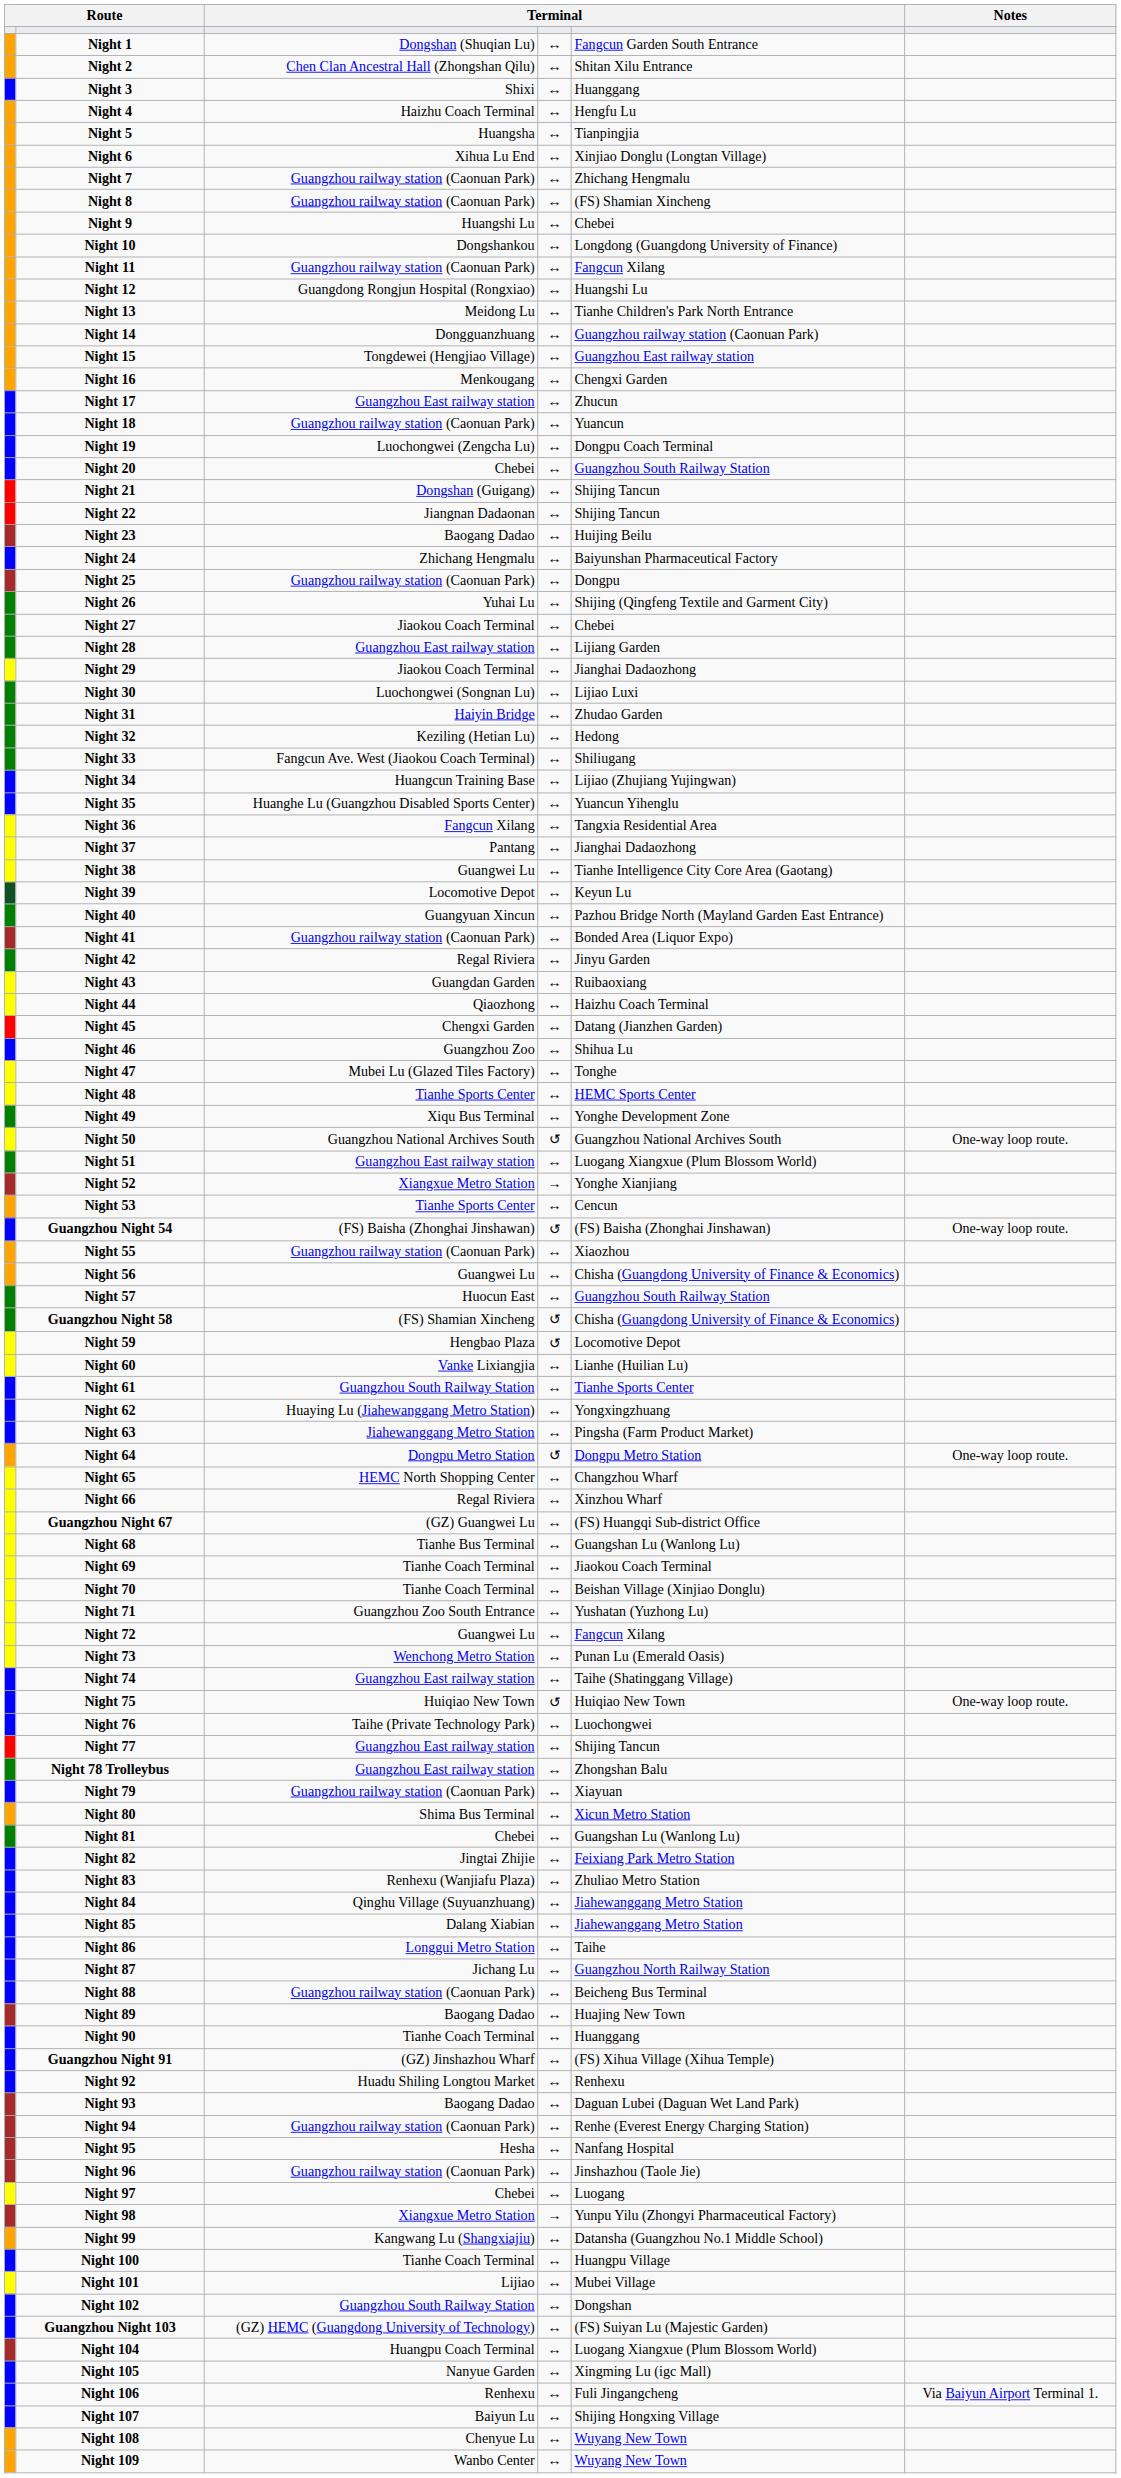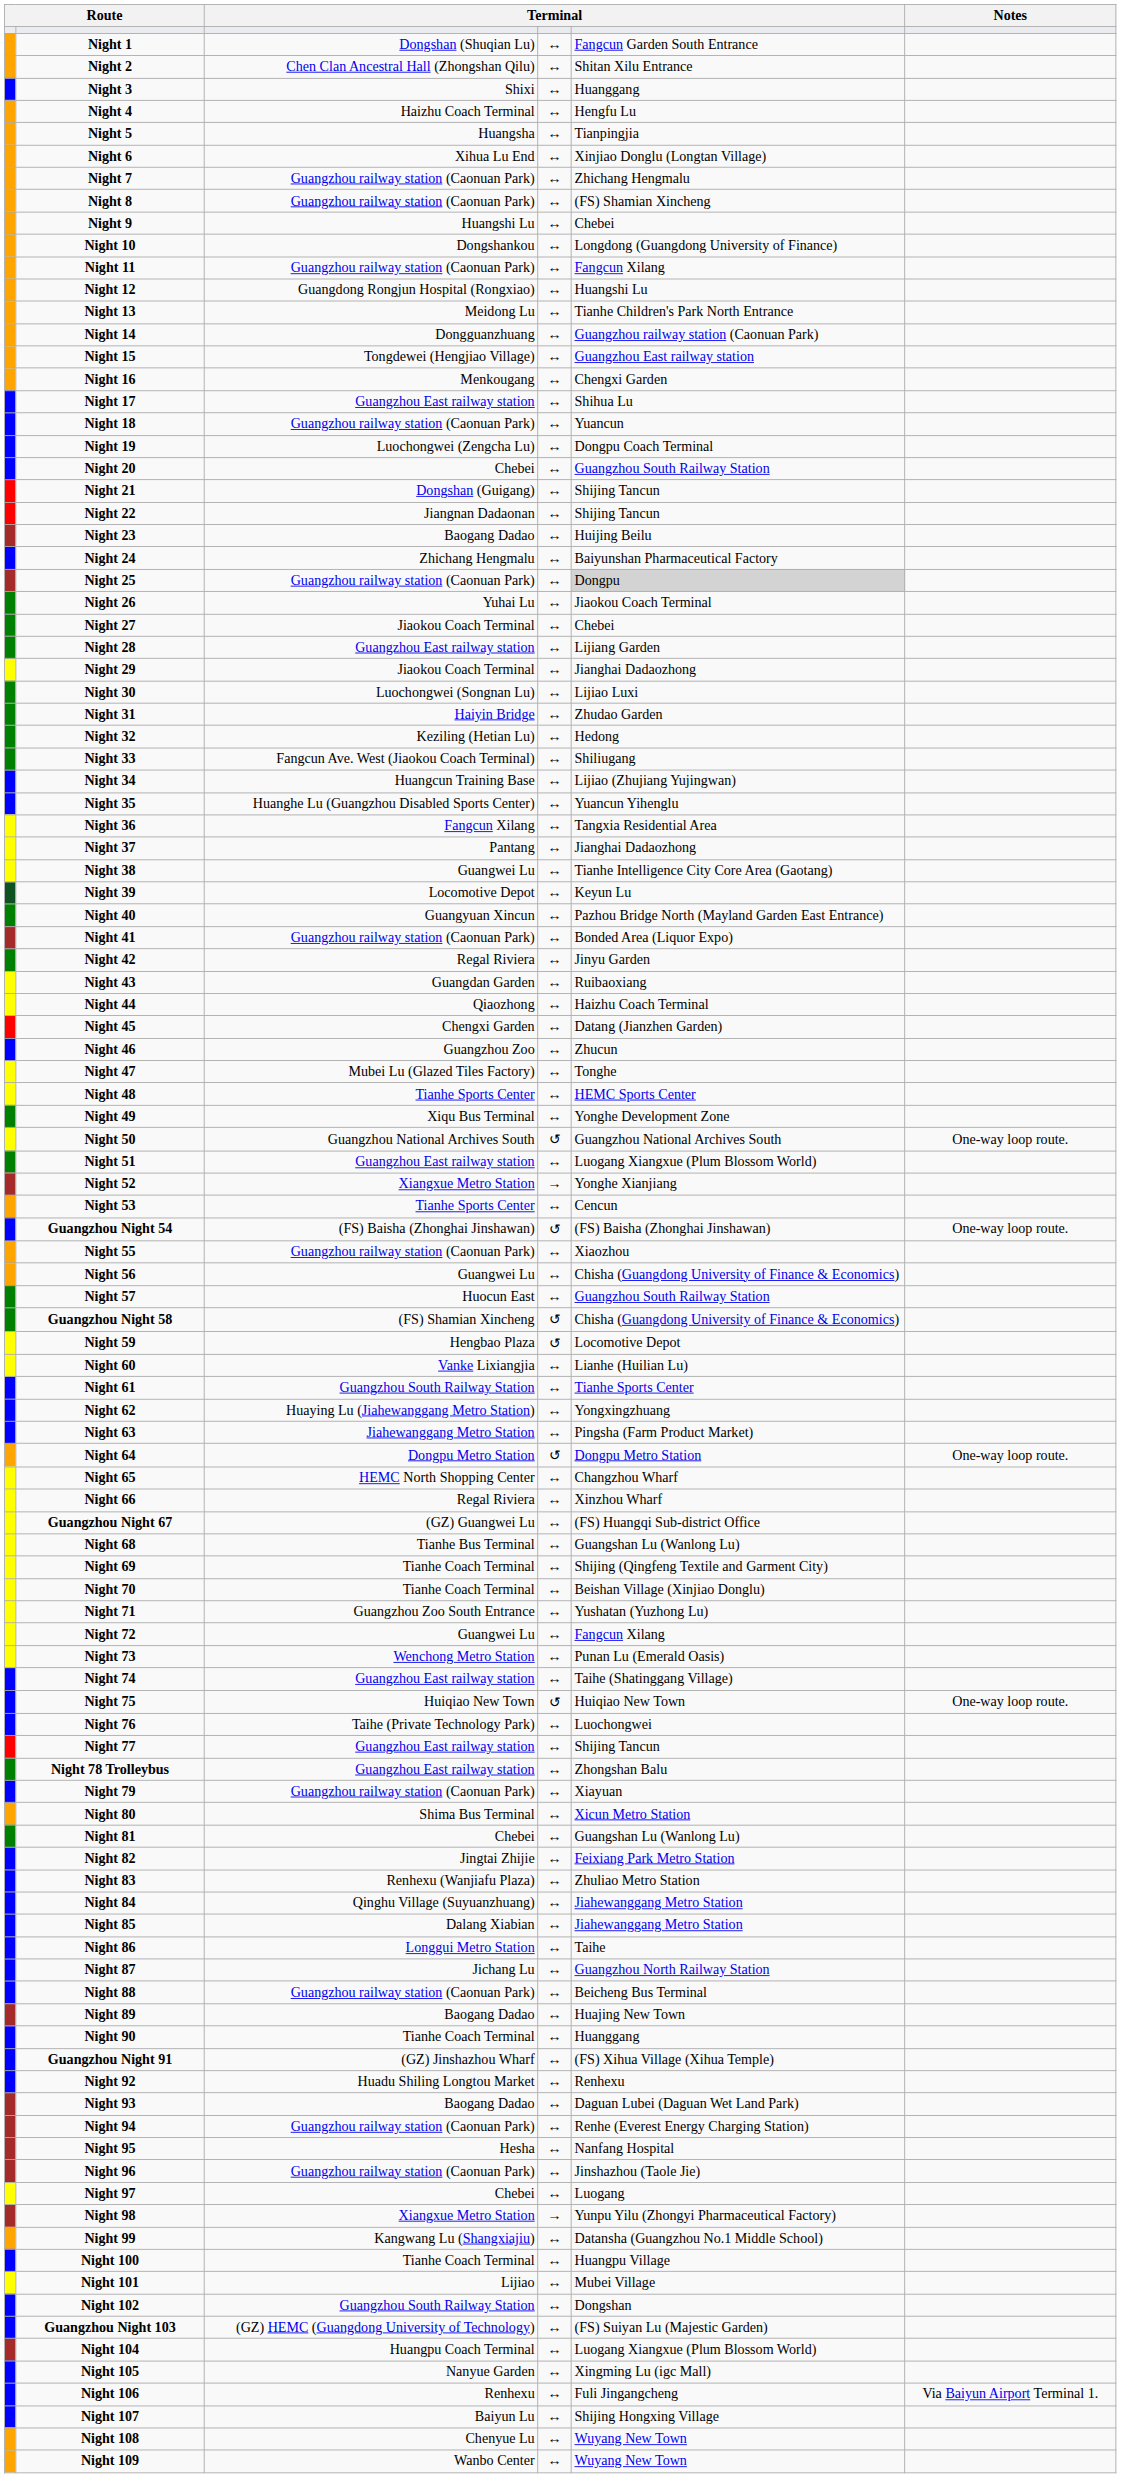(596, 401) Zhucun -> (604, 401) Shihua Lu
(597, 580) no background -> (597, 580) lightgrey background
(701, 602) Shijing (Qingfeng Textile and Garment City) -> (643, 602) Jiaokou Coach Terminal
(604, 1049) Shihua Lu -> (596, 1049) Zhucun
(643, 1567) Jiaokou Coach Terminal -> (701, 1567) Shijing (Qingfeng Textile and Garment City)
